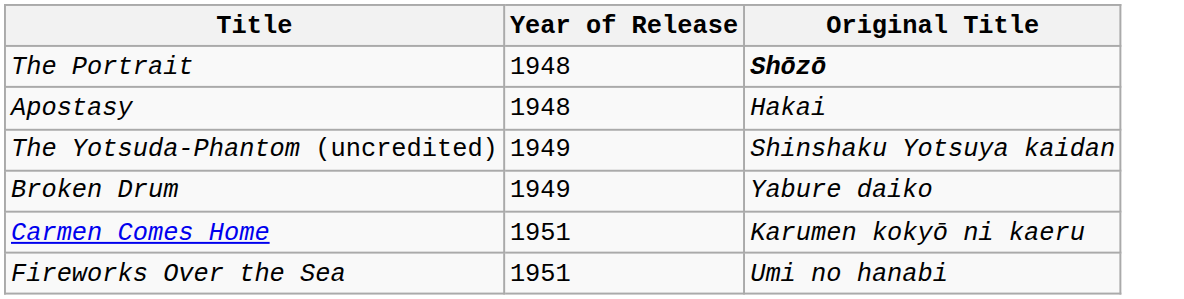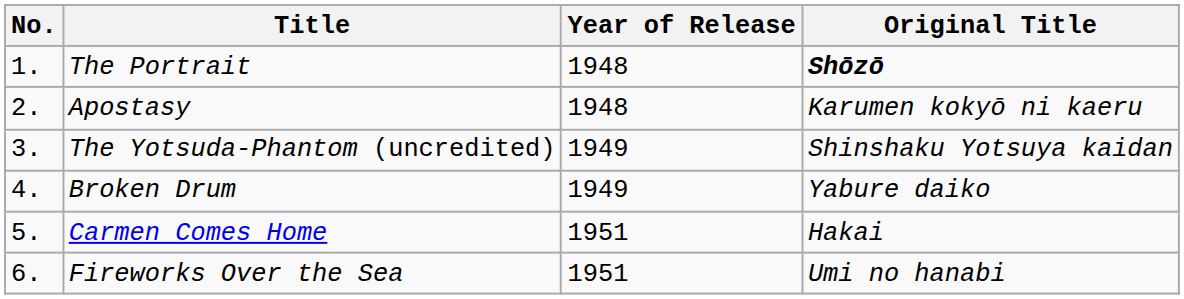+ column: (34, 26)
(788, 108) Hakai -> (975, 108) Karumen kokyō ni kaeru
(918, 232) Karumen kokyō ni kaeru -> (846, 232) Hakai
